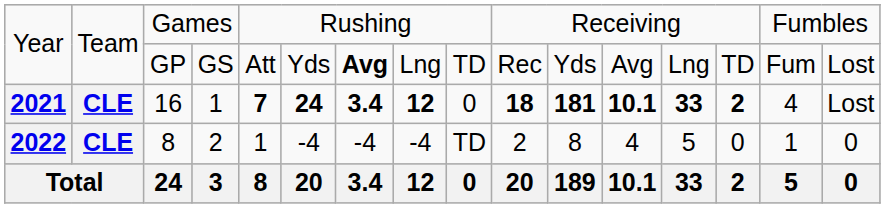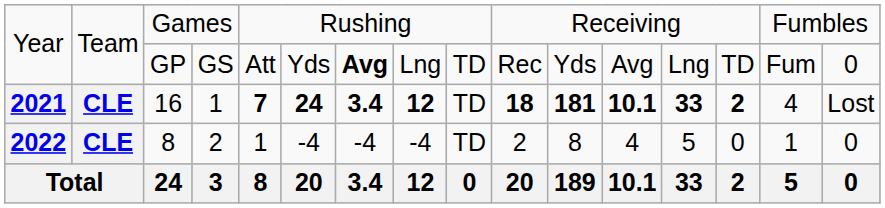(851, 63) Lost -> (851, 63) 0
(469, 103) 0 -> (469, 103) TD
